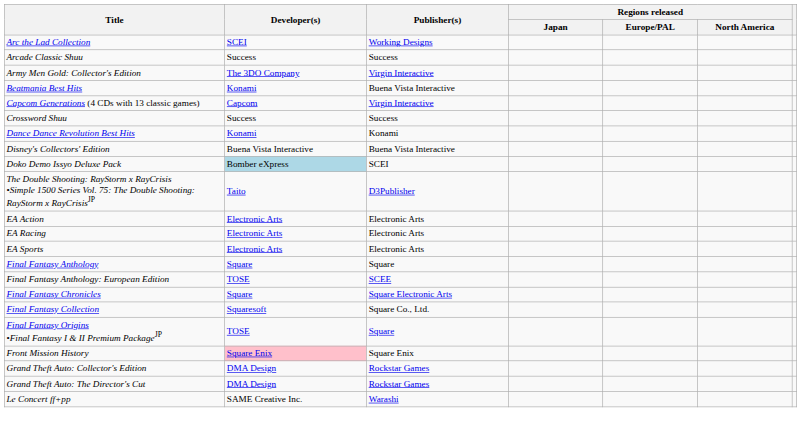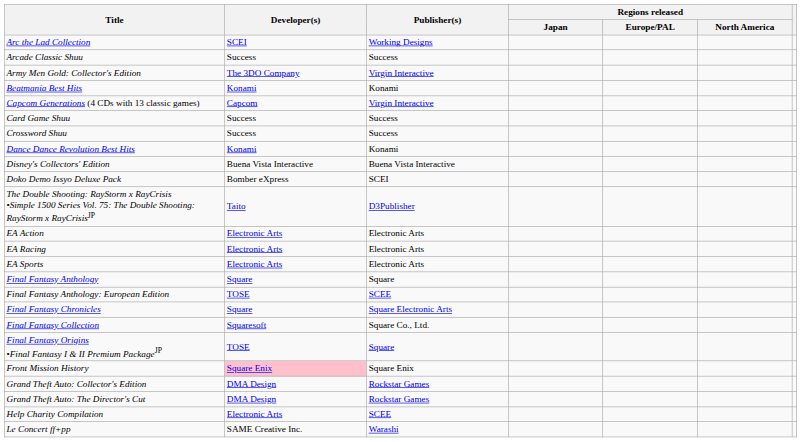(412, 88) Buena Vista Interactive -> (384, 88) Konami
+ row: (38, 118)
(258, 164) lightblue background -> (258, 179) no background
+ row: (55, 414)
